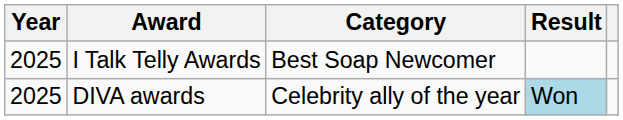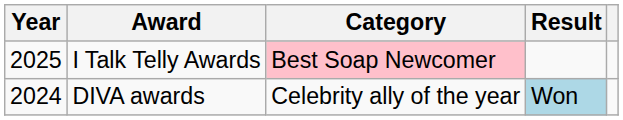(384, 59) no background -> (384, 59) pink background
(36, 96) 2025 -> (36, 96) 2024
